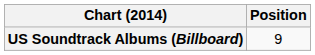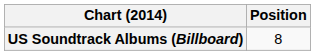(278, 38) 9 -> (278, 38) 8
